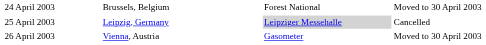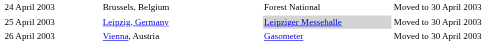(412, 22) Cancelled -> (438, 22) Moved to 30 April 2003
